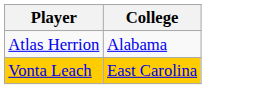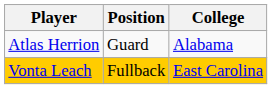+ column: (136, 17)
